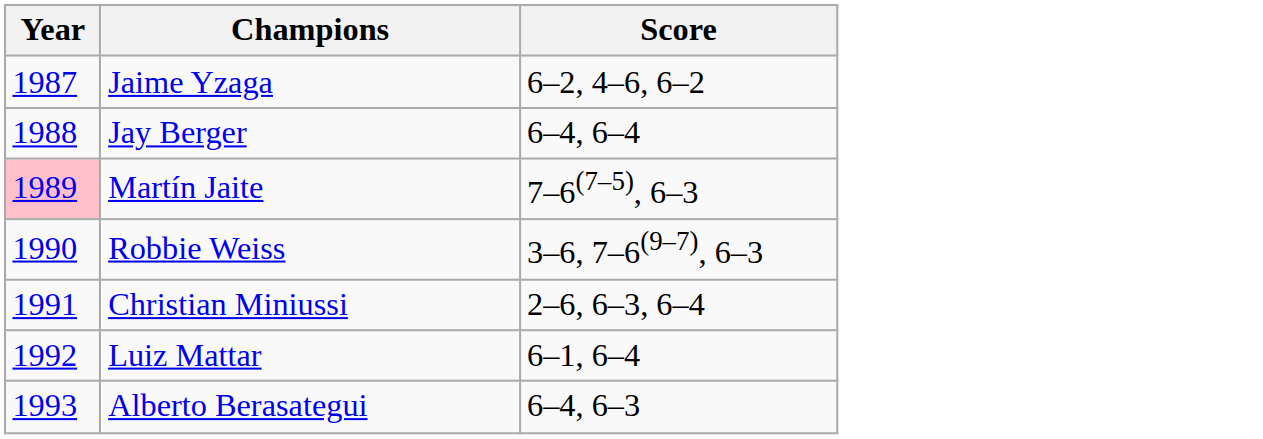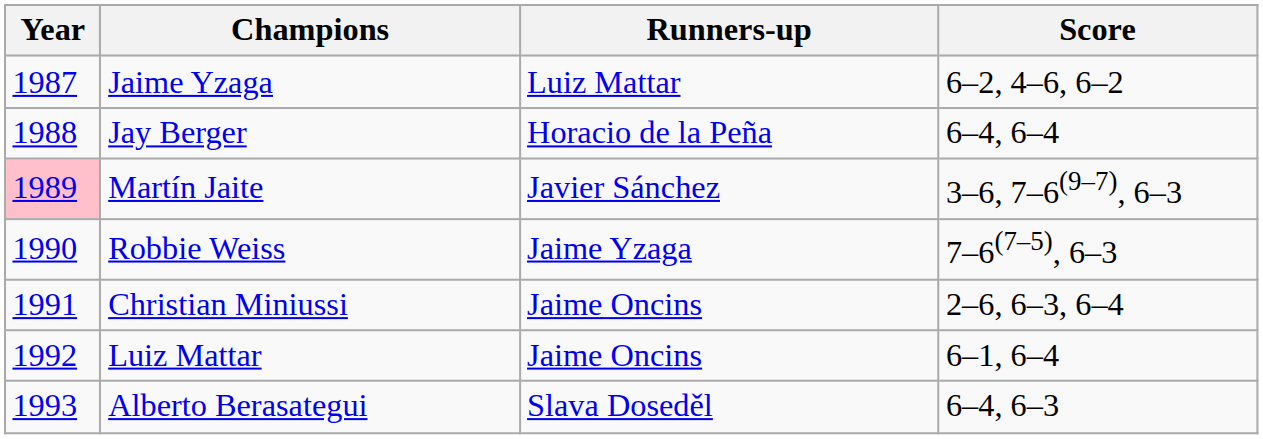+ column: (729, 30)
(613, 188) 7–6(7–5), 6–3 -> (1064, 188) 3–6, 7–6(9–7), 6–3
(645, 248) 3–6, 7–6(9–7), 6–3 -> (1032, 248) 7–6(7–5), 6–3
